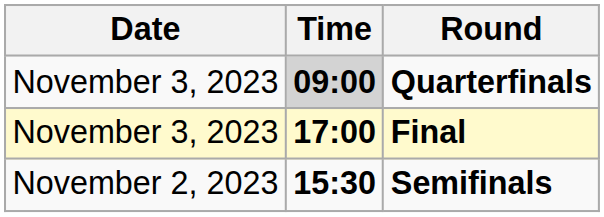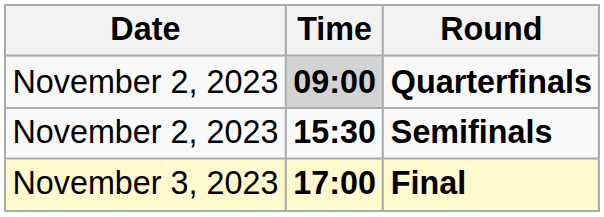(145, 81) November 3, 2023 -> (145, 81) November 2, 2023
rows swapped: (472, 183) <-> (429, 132)
